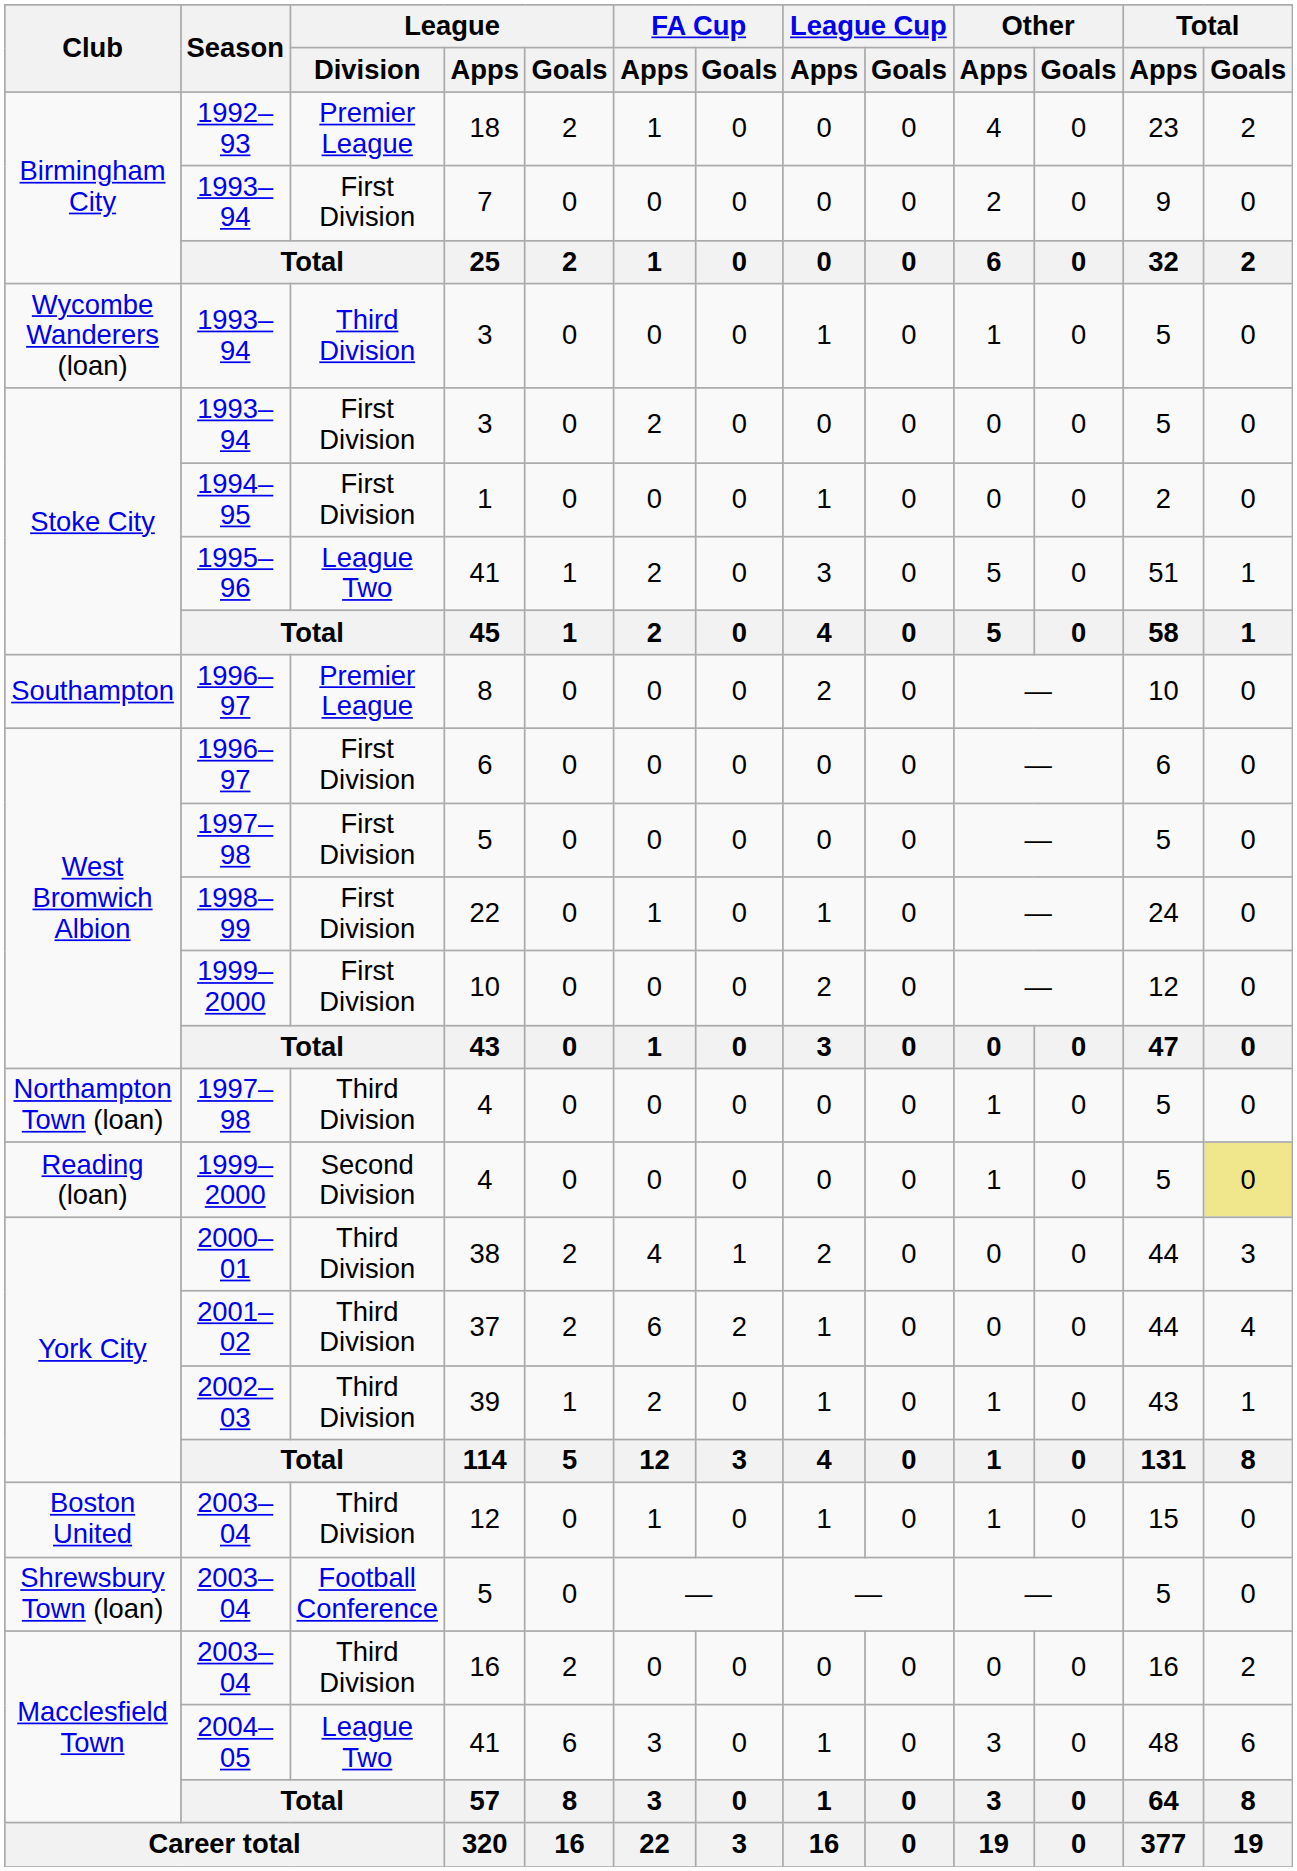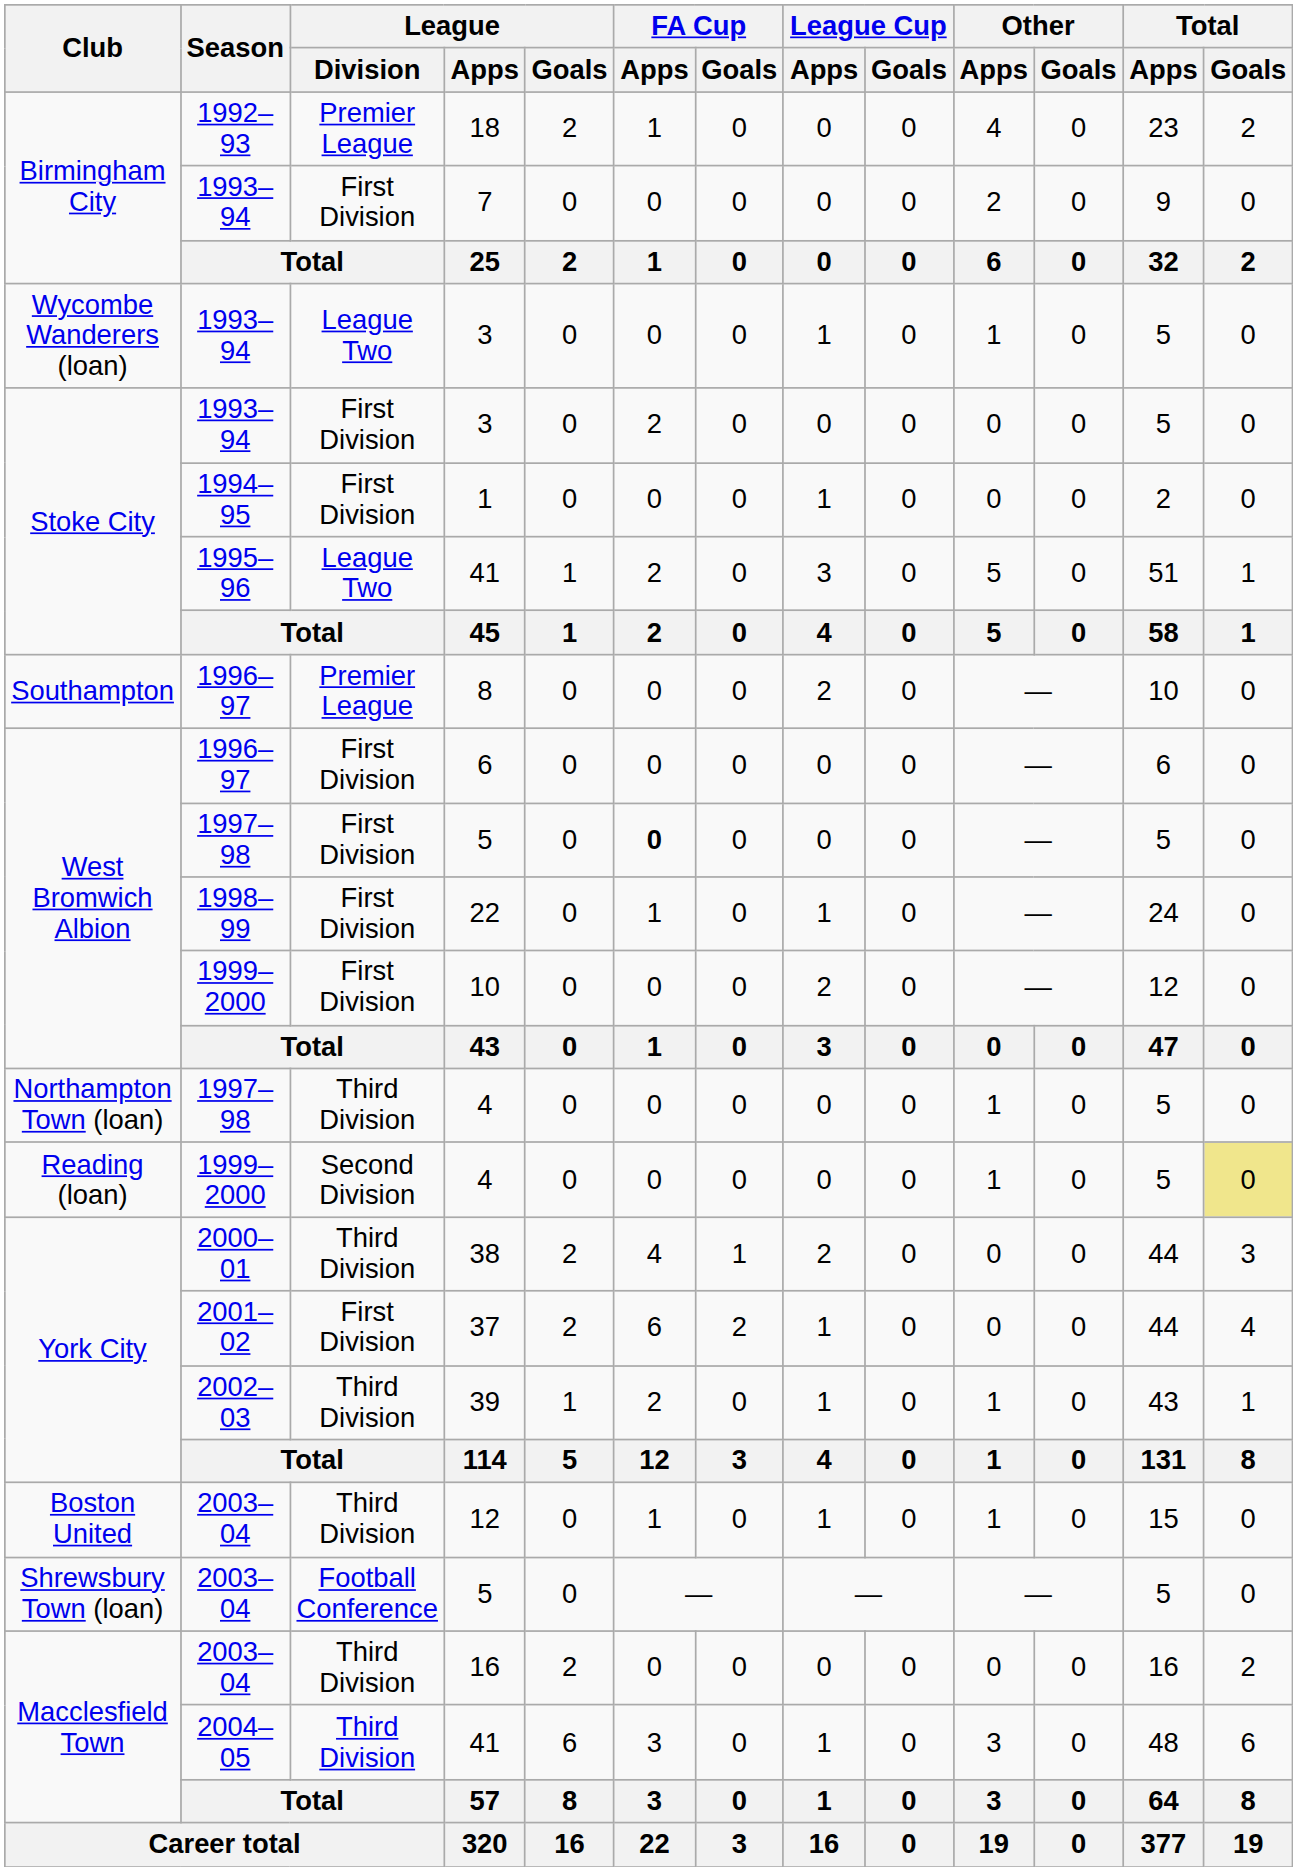(367, 335) Third Division -> (367, 335) League Two
(654, 839) normal -> (654, 839) bold
(367, 1327) Third Division -> (367, 1327) First Division
(367, 1741) League Two -> (367, 1741) Third Division
